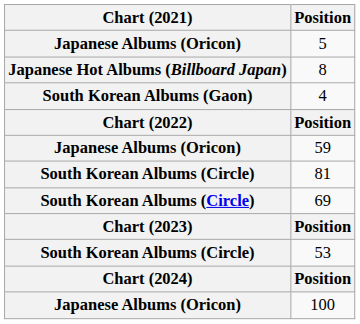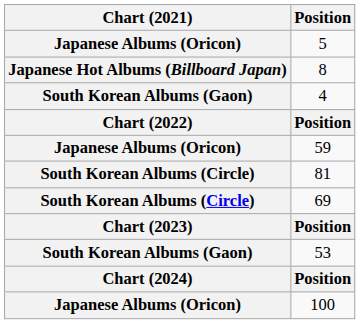(147, 252) South Korean Albums (Circle) -> (147, 252) South Korean Albums (Gaon)
